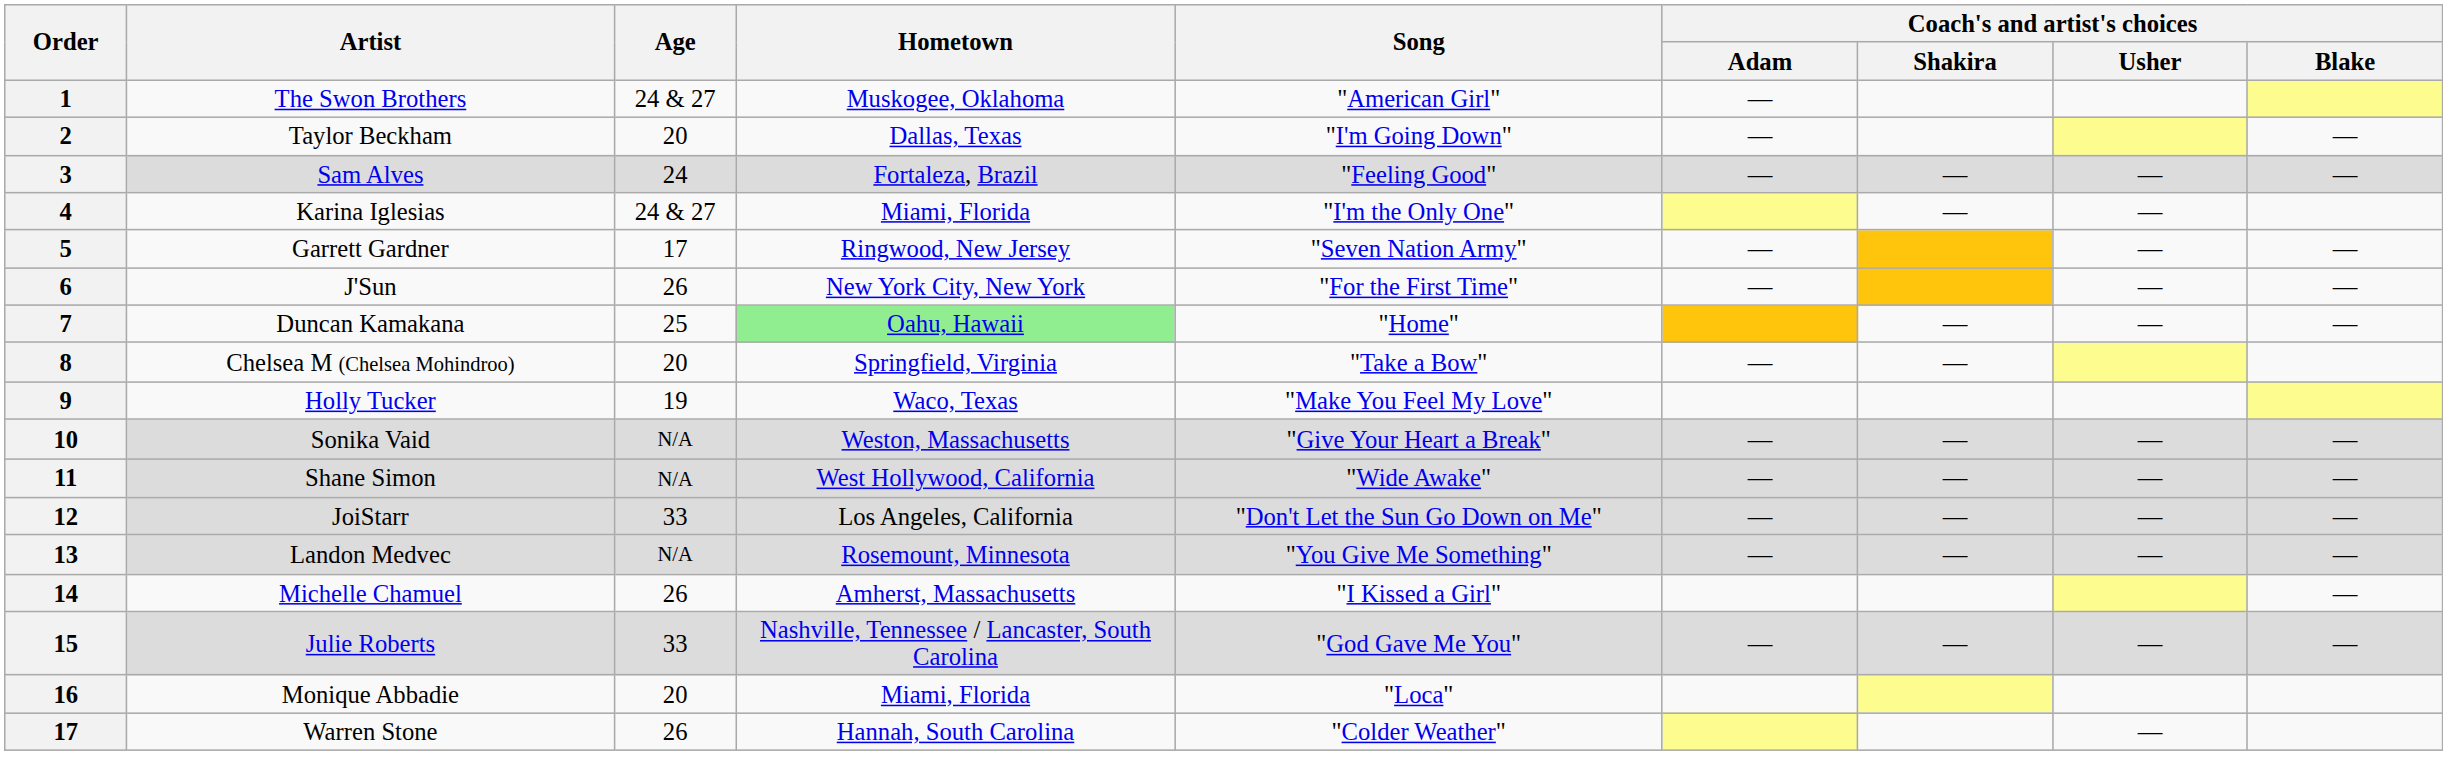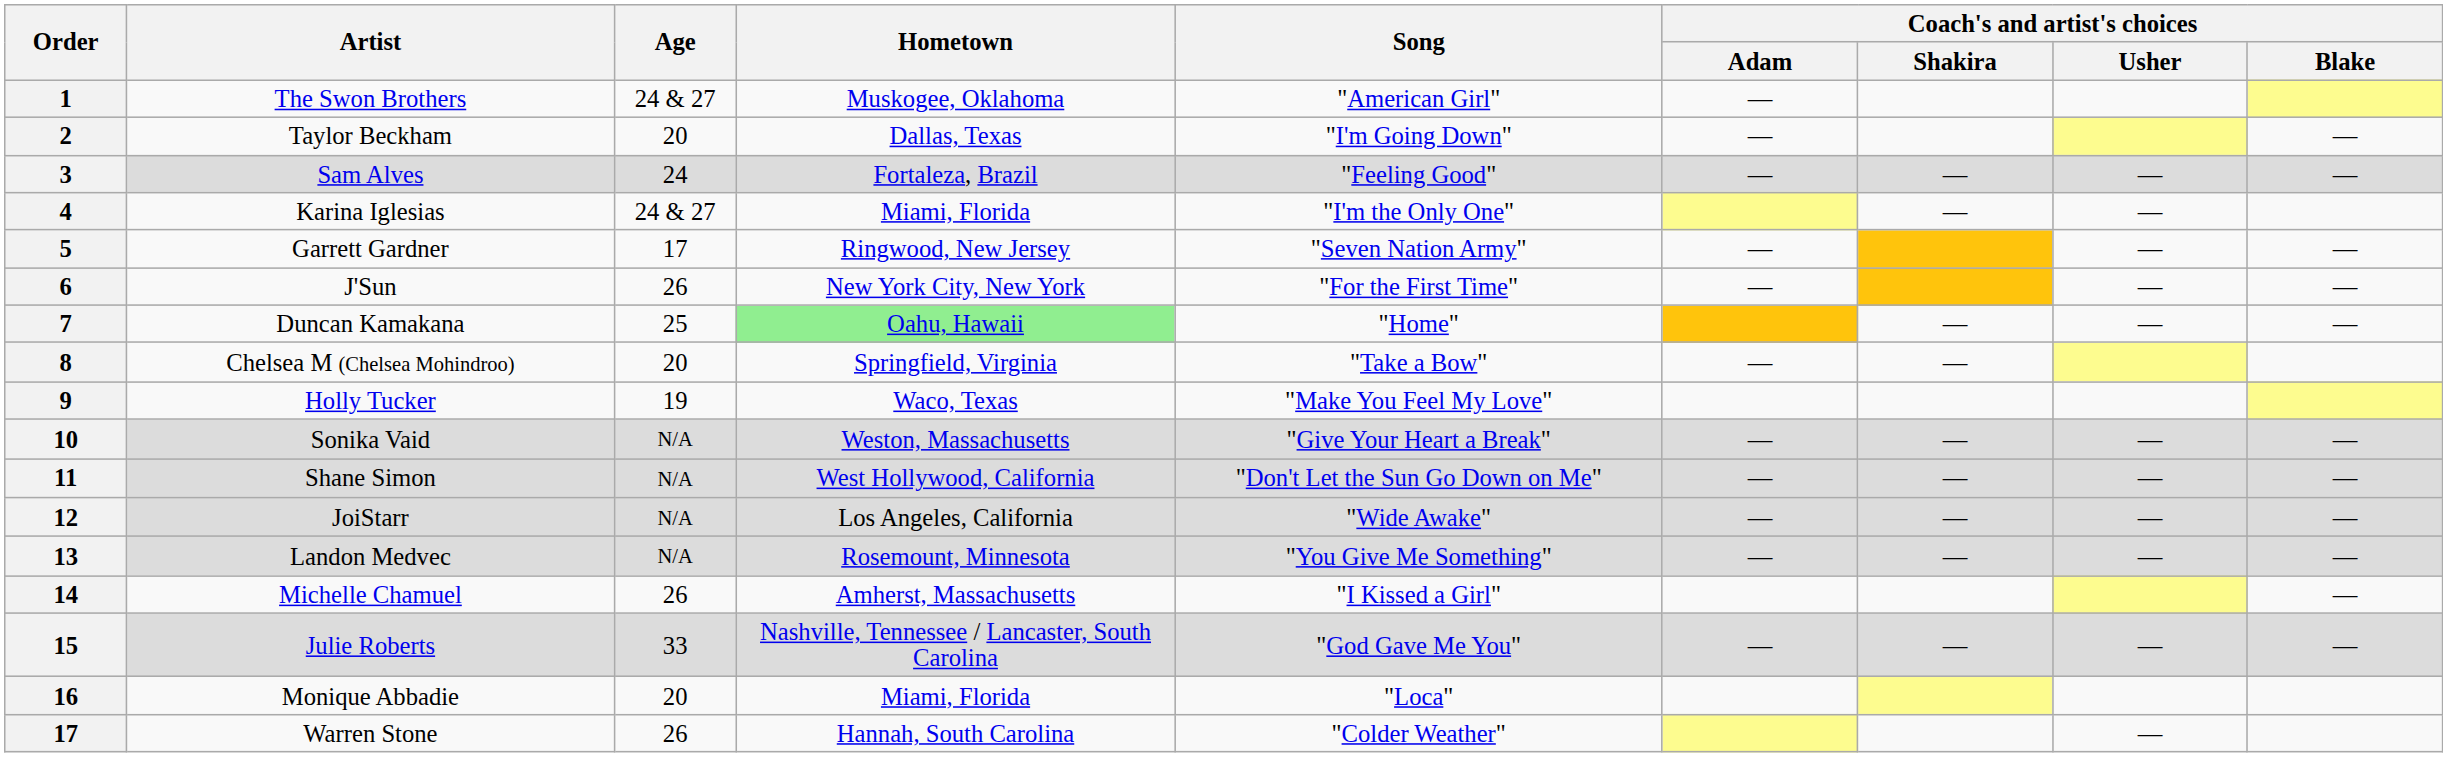(1419, 478) "Wide Awake" -> (1419, 478) "Don't Let the Sun Go Down on Me"
(675, 516) 33 -> (675, 518) N/A
(1419, 516) "Don't Let the Sun Go Down on Me" -> (1419, 517) "Wide Awake"
